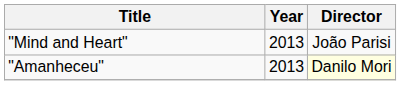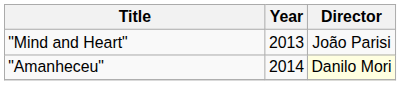(287, 67) 2013 -> (287, 67) 2014
